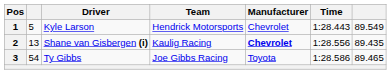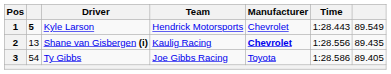(31, 27) normal -> (31, 27) bold
(369, 58) 89.465 -> (369, 58) 89.405
